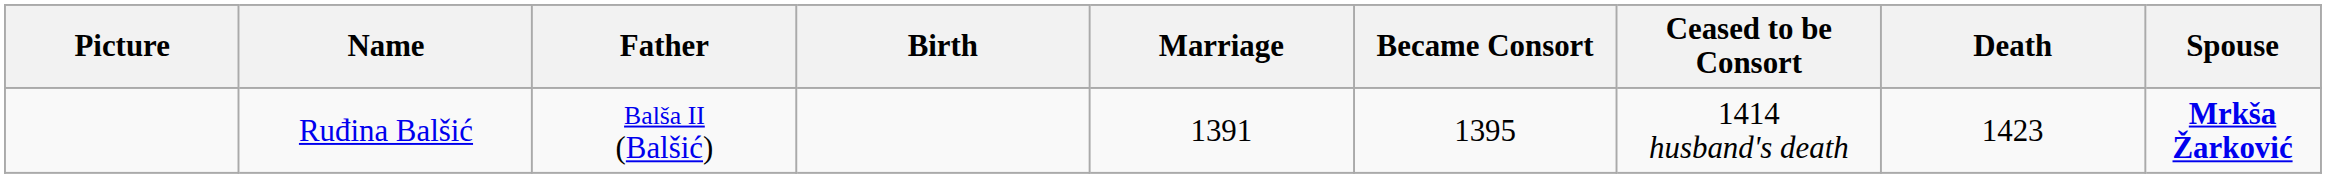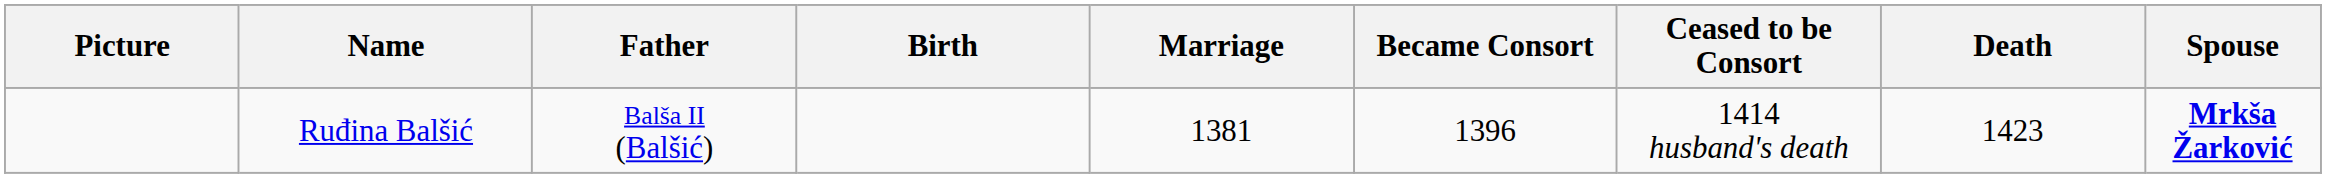(1221, 130) 1391 -> (1221, 130) 1381
(1485, 130) 1395 -> (1485, 130) 1396
